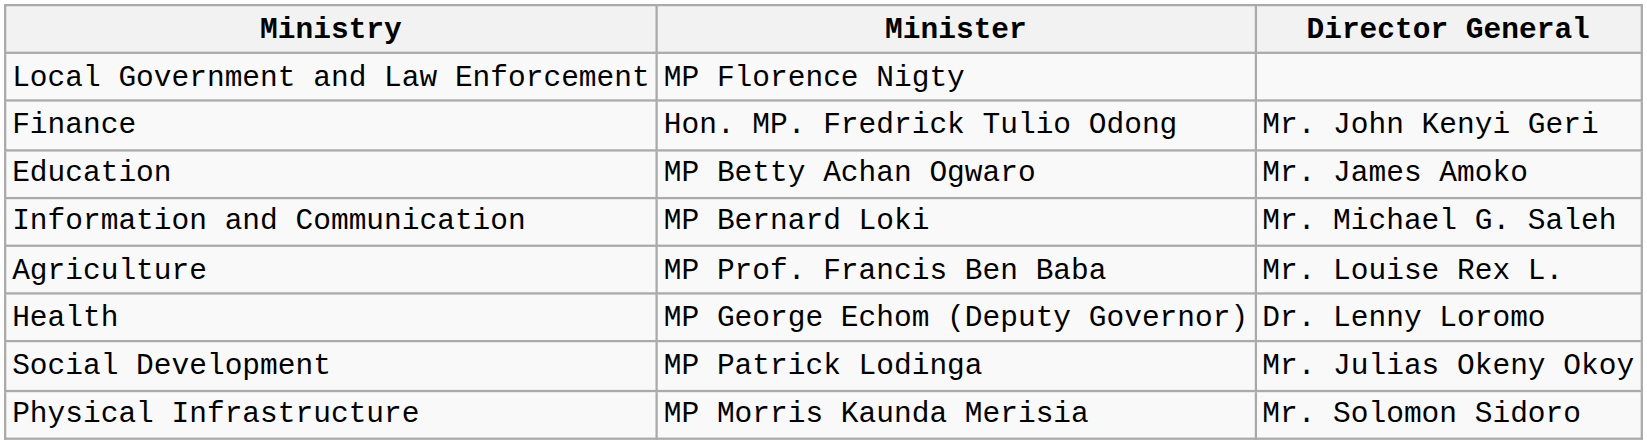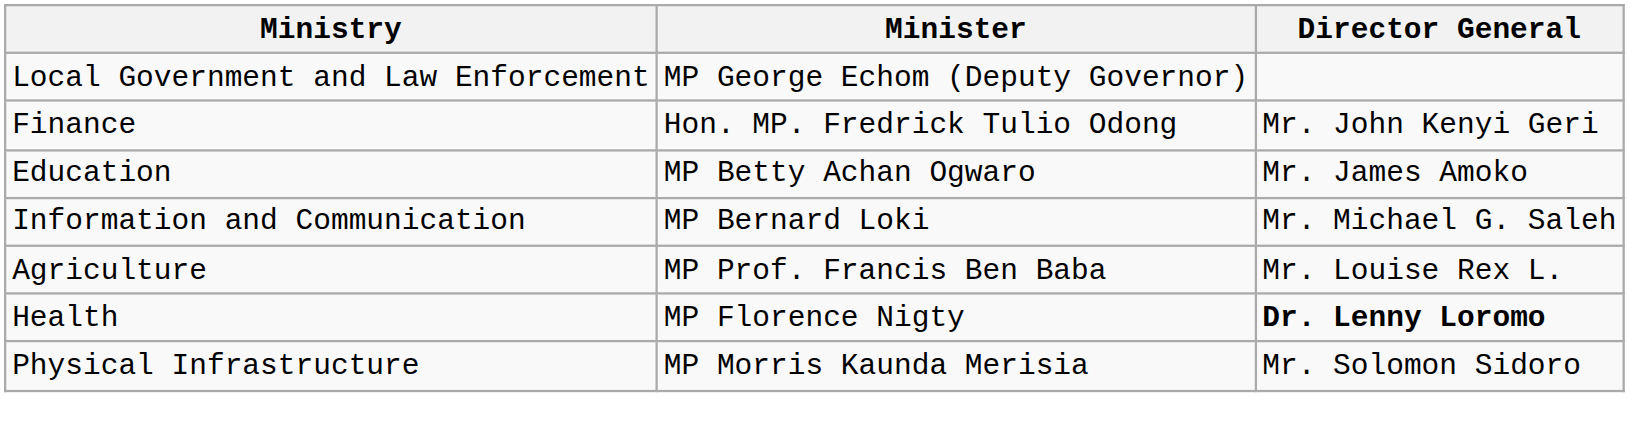(814, 77) MP Florence Nigty -> (956, 77) MP George Echom (Deputy Governor)
(956, 318) MP George Echom (Deputy Governor) -> (814, 318) MP Florence Nigty
(1404, 318) normal -> (1404, 318) bold
- row: (172, 366)
